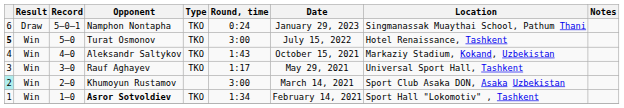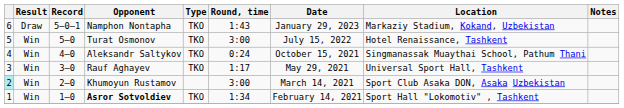(240, 26) 0:24 -> (240, 26) 1:43
(476, 26) Singmanassak Muaythai School, Pathum Thani -> (460, 26) Markaziy Stadium, Kokand, Uzbekistan
(9, 40) bold -> (9, 40) normal
(240, 54) 1:43 -> (240, 54) 0:24
(460, 54) Markaziy Stadium, Kokand, Uzbekistan -> (476, 54) Singmanassak Muaythai School, Pathum Thani
